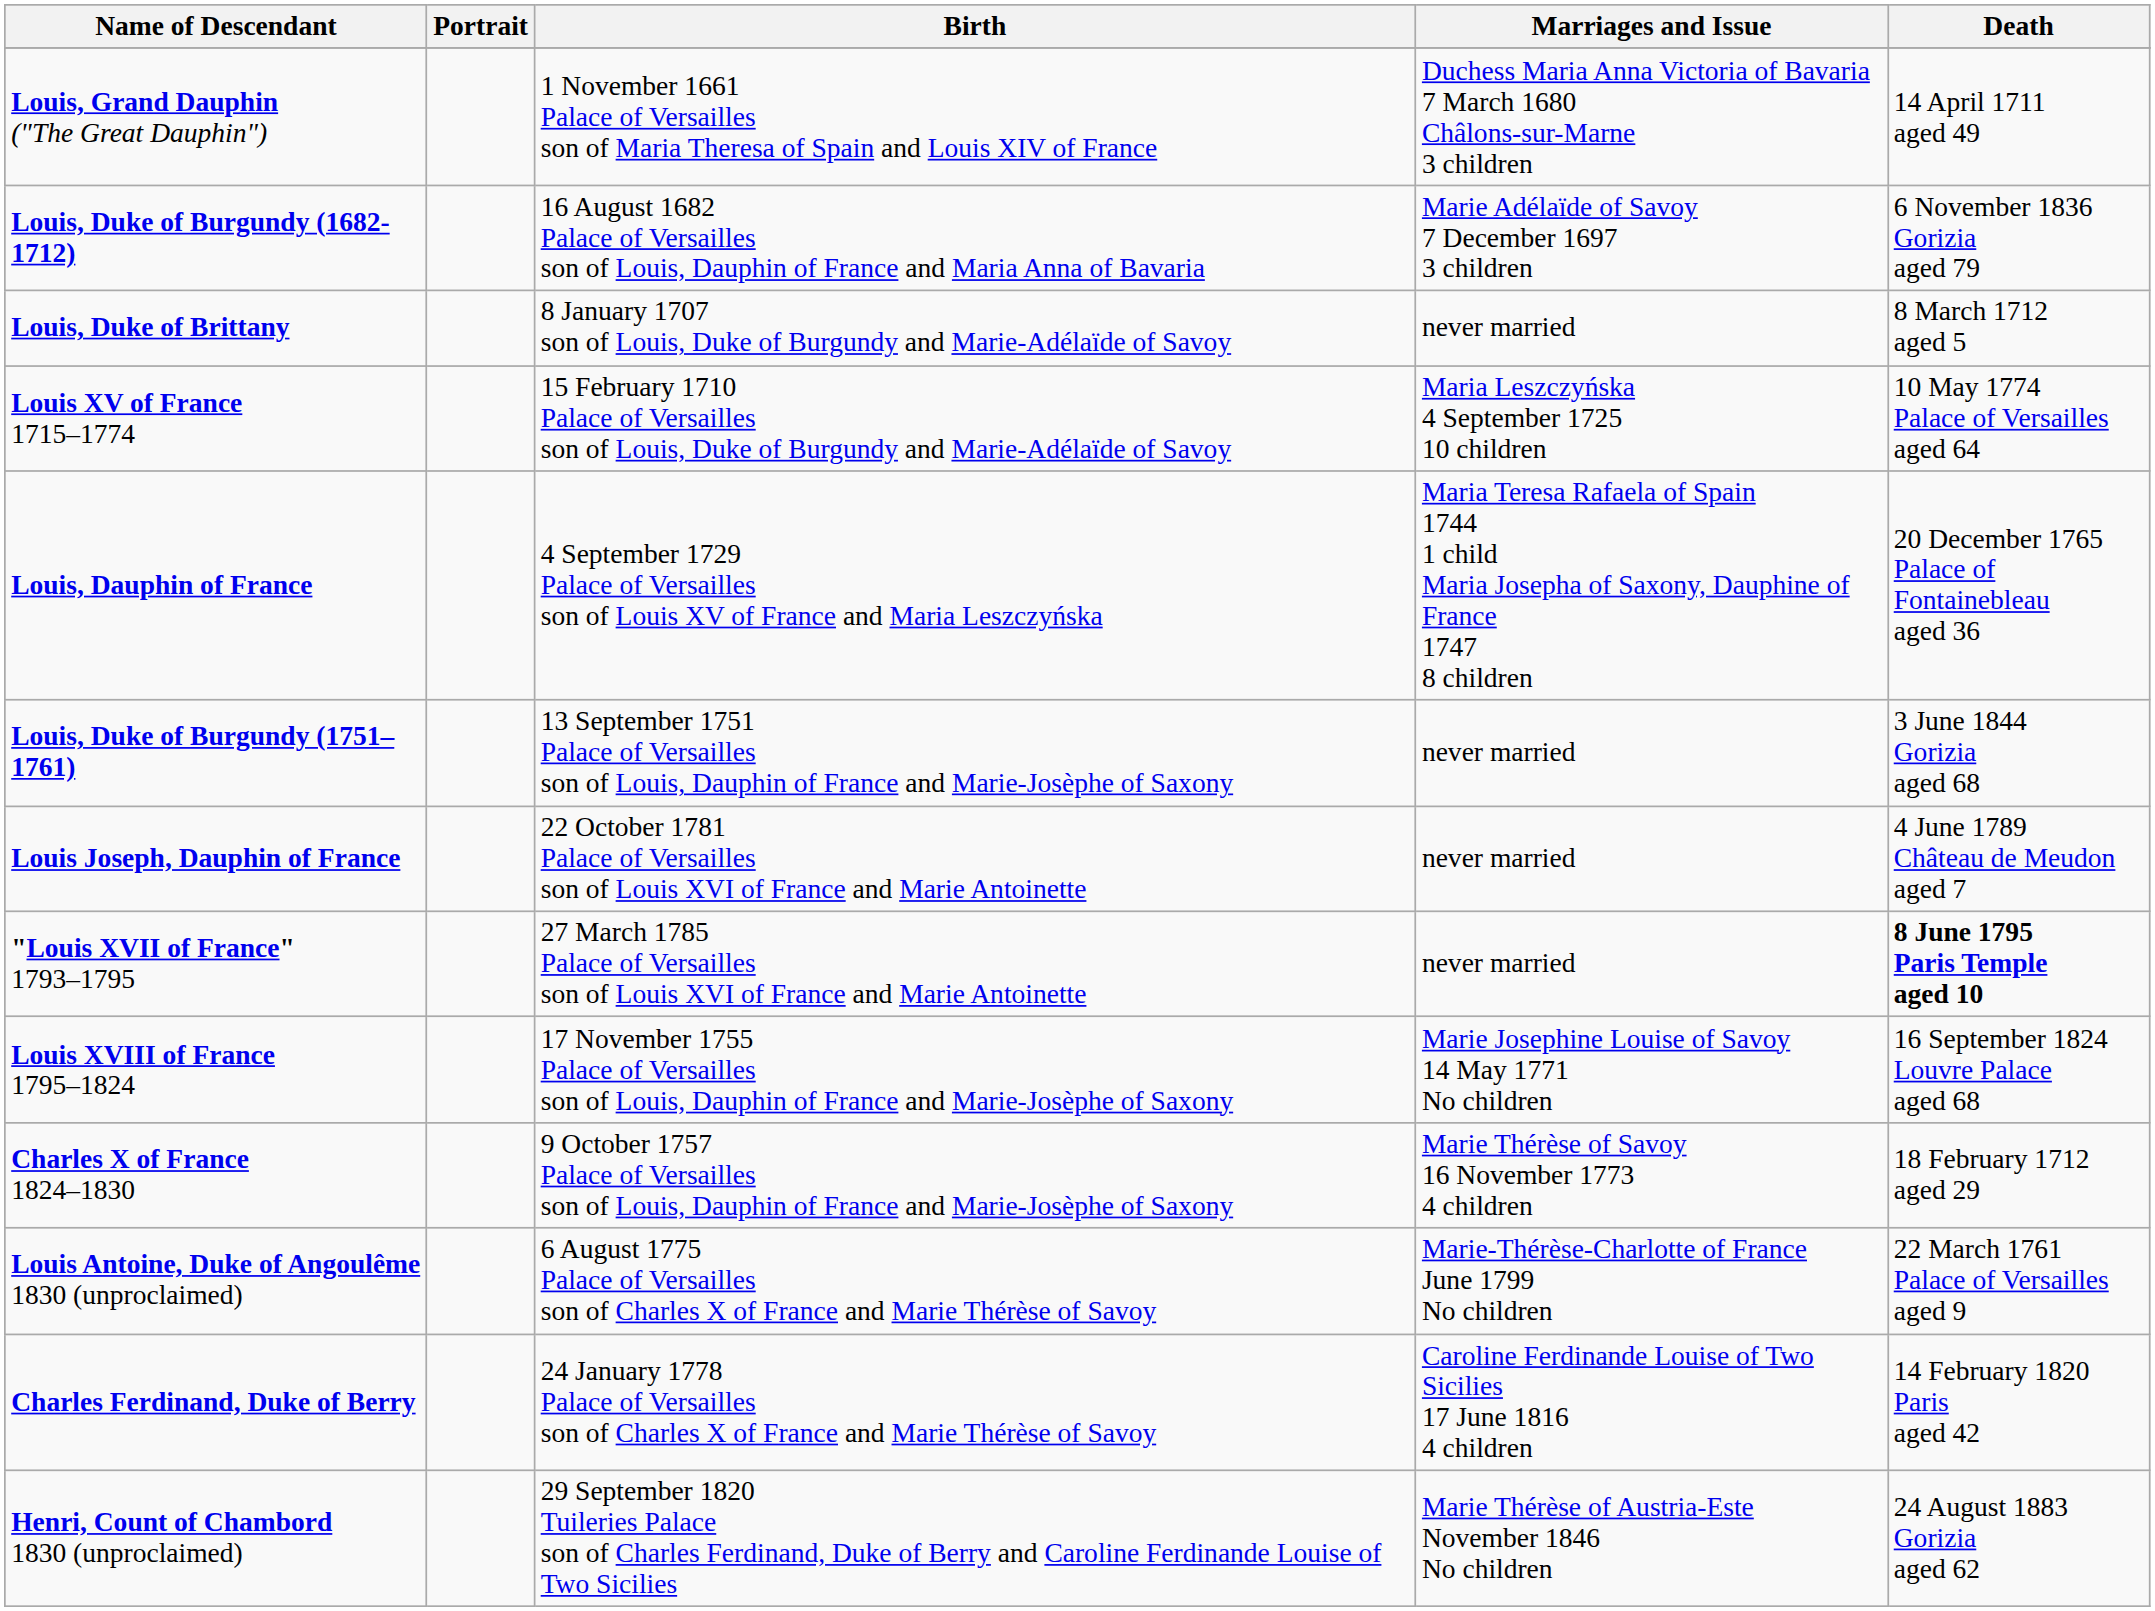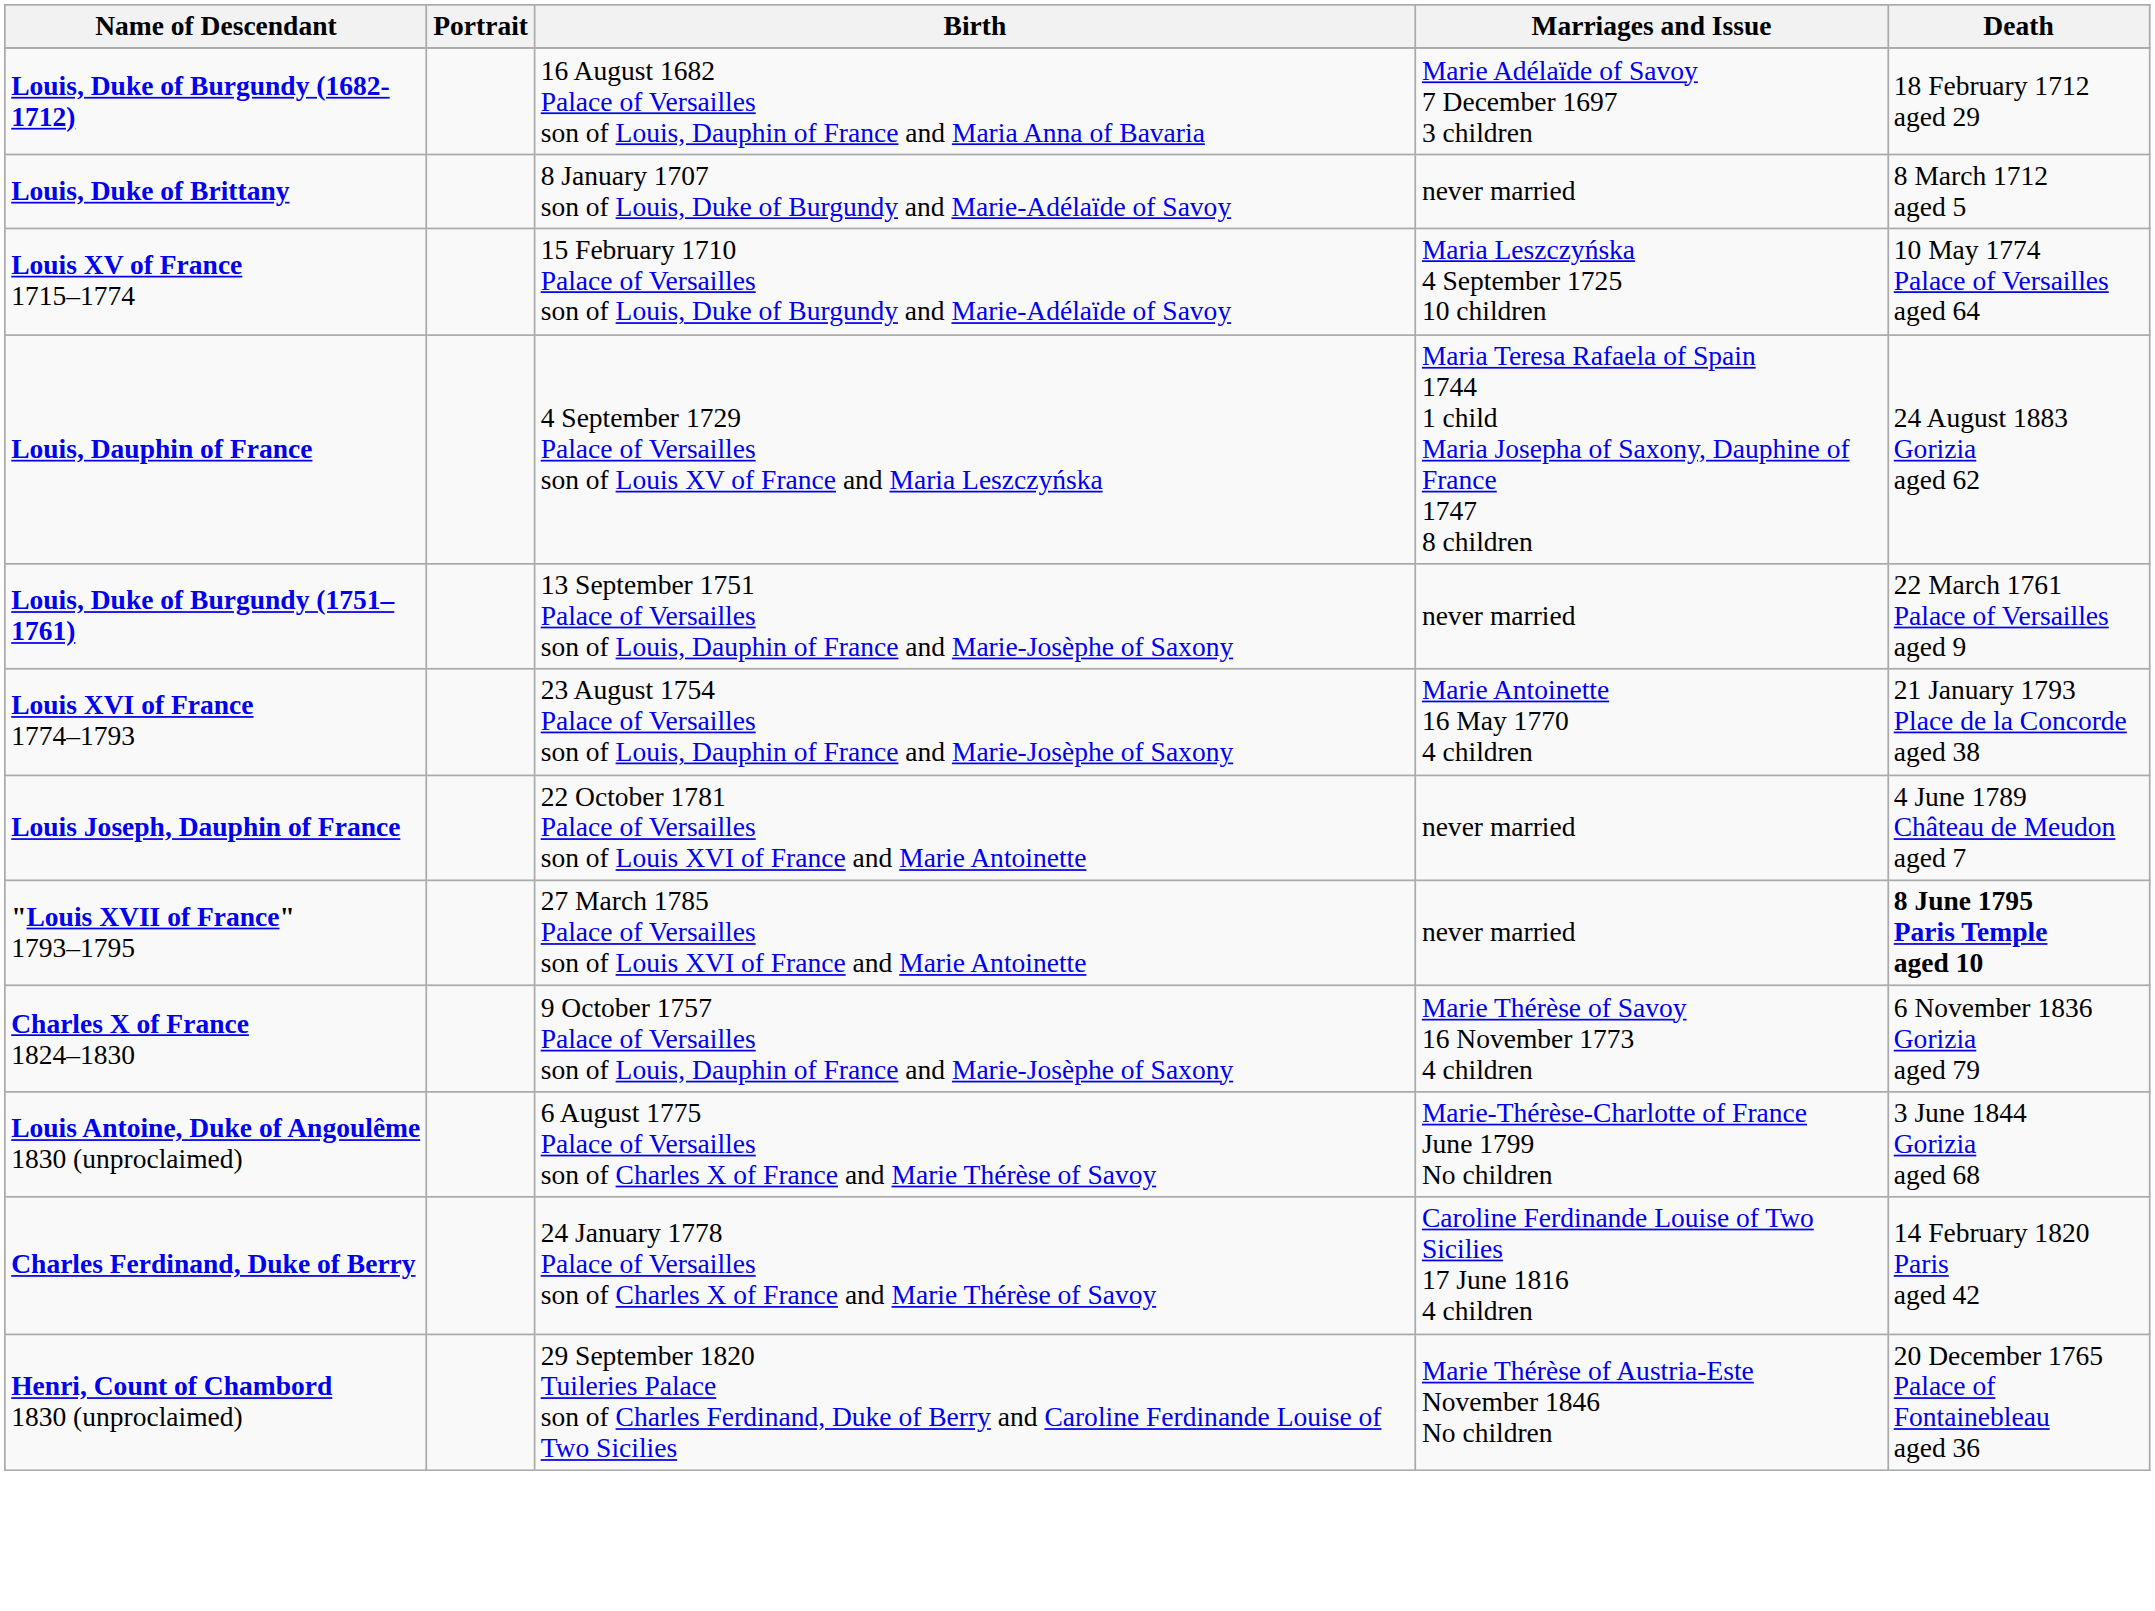- row: (145, 116)
(1993, 237) 6 November 1836 Gorizia aged 79 -> (1992, 100) 18 February 1712 aged 29
(1998, 585) 20 December 1765 Palace of Fontainebleau aged 36 -> (1981, 448) 24 August 1883 Gorizia aged 62
(1960, 752) 3 June 1844 Gorizia aged 68 -> (2001, 616) 22 March 1761 Palace of Versailles aged 9
+ row: (132, 721)
- row: (143, 1069)
(1992, 1174) 18 February 1712 aged 29 -> (1993, 1038) 6 November 1836 Gorizia aged 79
(2001, 1280) 22 March 1761 Palace of Versailles aged 9 -> (1960, 1143) 3 June 1844 Gorizia aged 68
(1981, 1537) 24 August 1883 Gorizia aged 62 -> (1998, 1401) 20 December 1765 Palace of Fontainebleau aged 36
